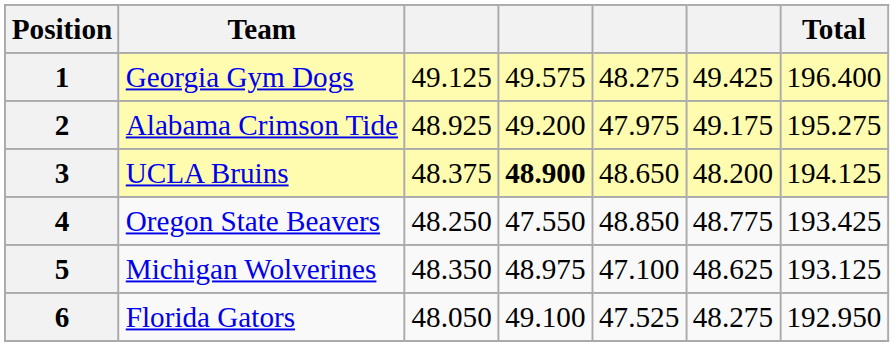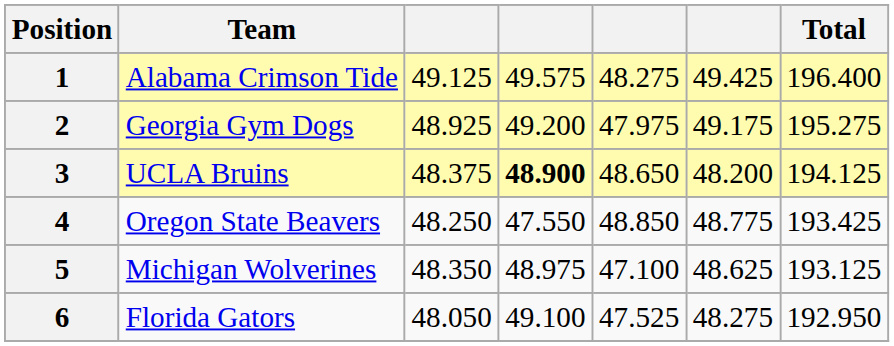(240, 76) Georgia Gym Dogs -> (262, 76) Alabama Crimson Tide
(262, 124) Alabama Crimson Tide -> (240, 124) Georgia Gym Dogs
